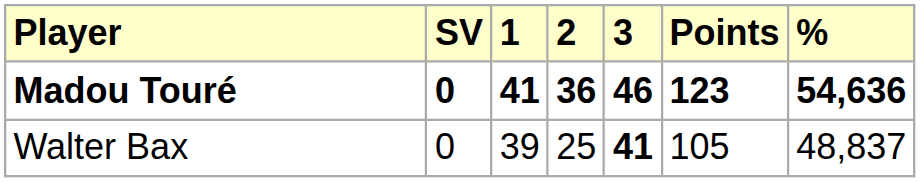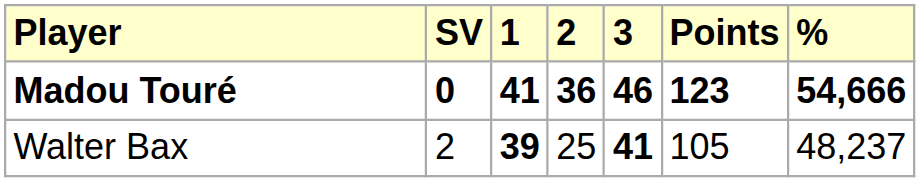(851, 90) 54,636 -> (851, 90) 54,666
(445, 147) 0 -> (445, 147) 2
(520, 147) normal -> (520, 147) bold
(851, 147) 48,837 -> (851, 147) 48,237
